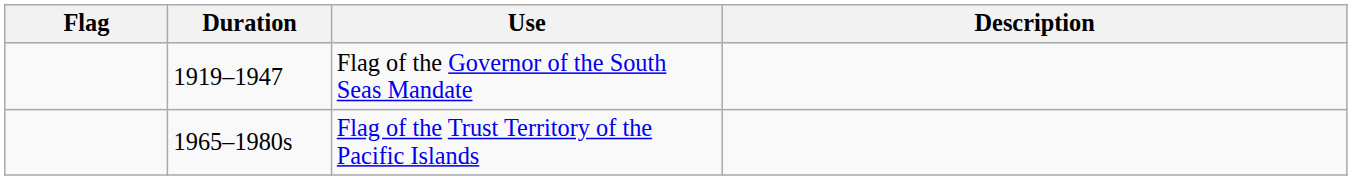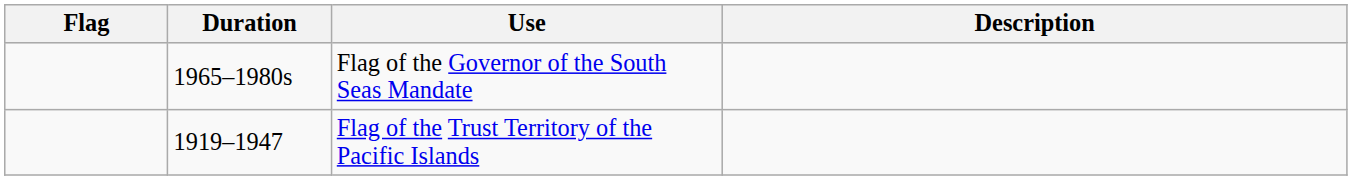(228, 76) 1919–1947 -> (233, 76) 1965–1980s
(233, 141) 1965–1980s -> (228, 141) 1919–1947
